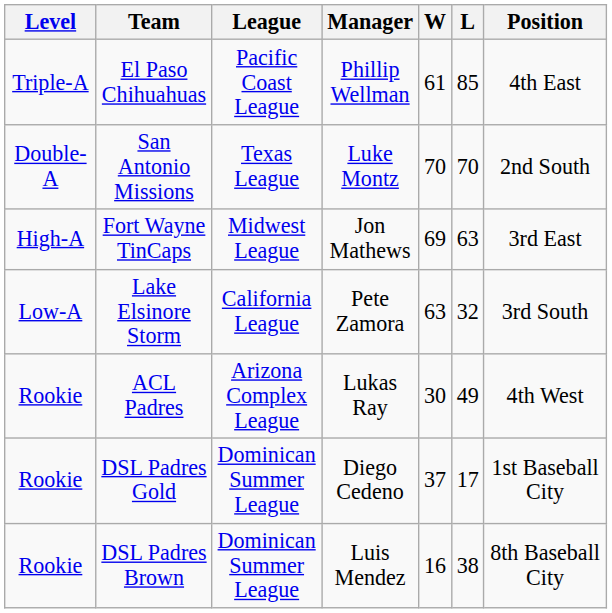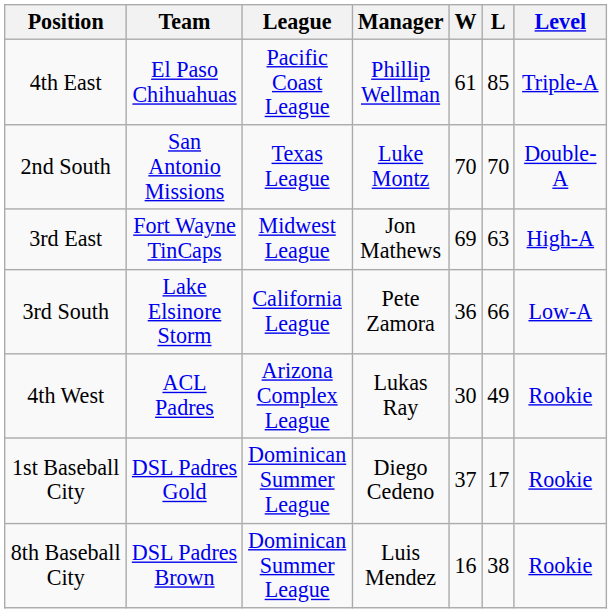columns swapped: (50, 22) <-> (545, 22)
(435, 311) 63 -> (466, 311) 36
(468, 311) 32 -> (498, 311) 66
